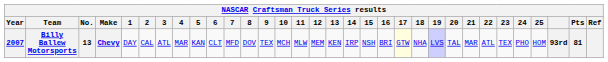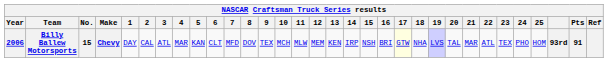(15, 43) 2007 -> (15, 43) 2006
(87, 43) 13 -> (87, 43) 15
(578, 43) 81 -> (578, 43) 91
